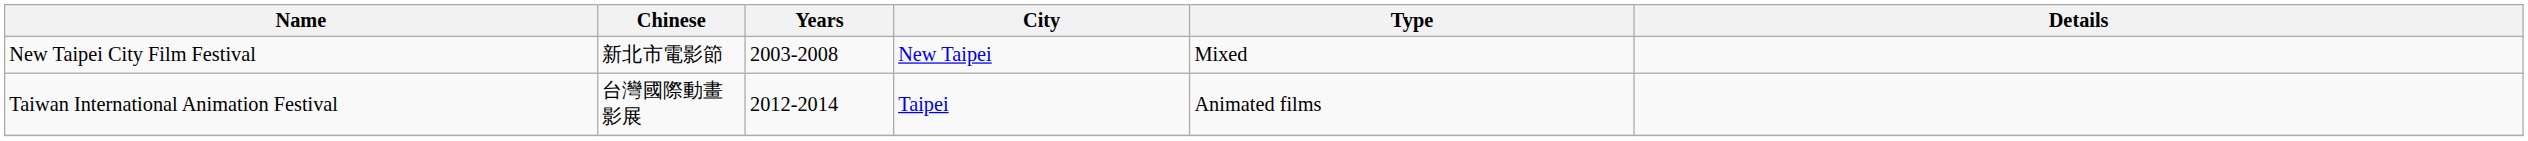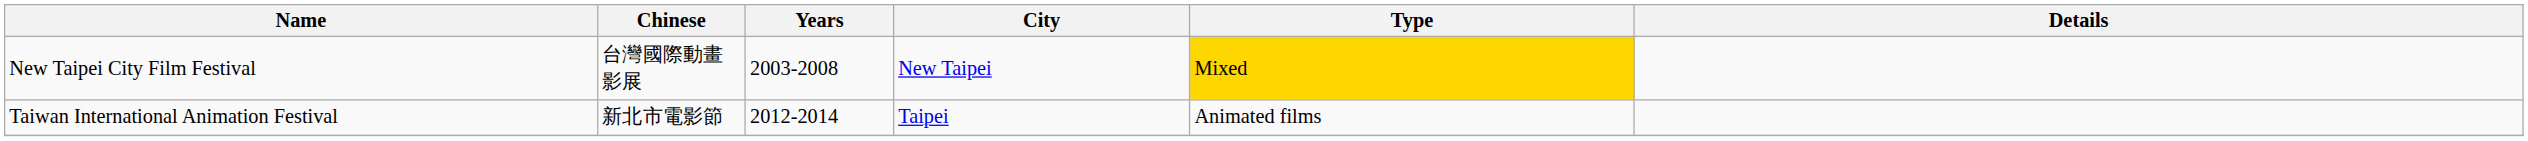(663, 54) 新北市電影節 -> (663, 67) 台灣國際動畫影展
(1221, 54) no background -> (1221, 68) gold background
(663, 103) 台灣國際動畫影展 -> (663, 116) 新北市電影節
